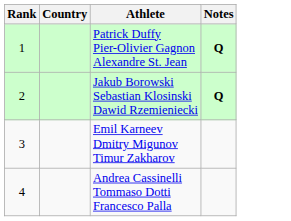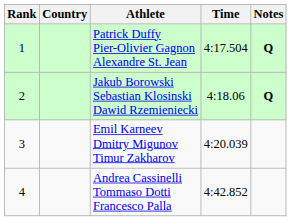+ column: (226, 14)
